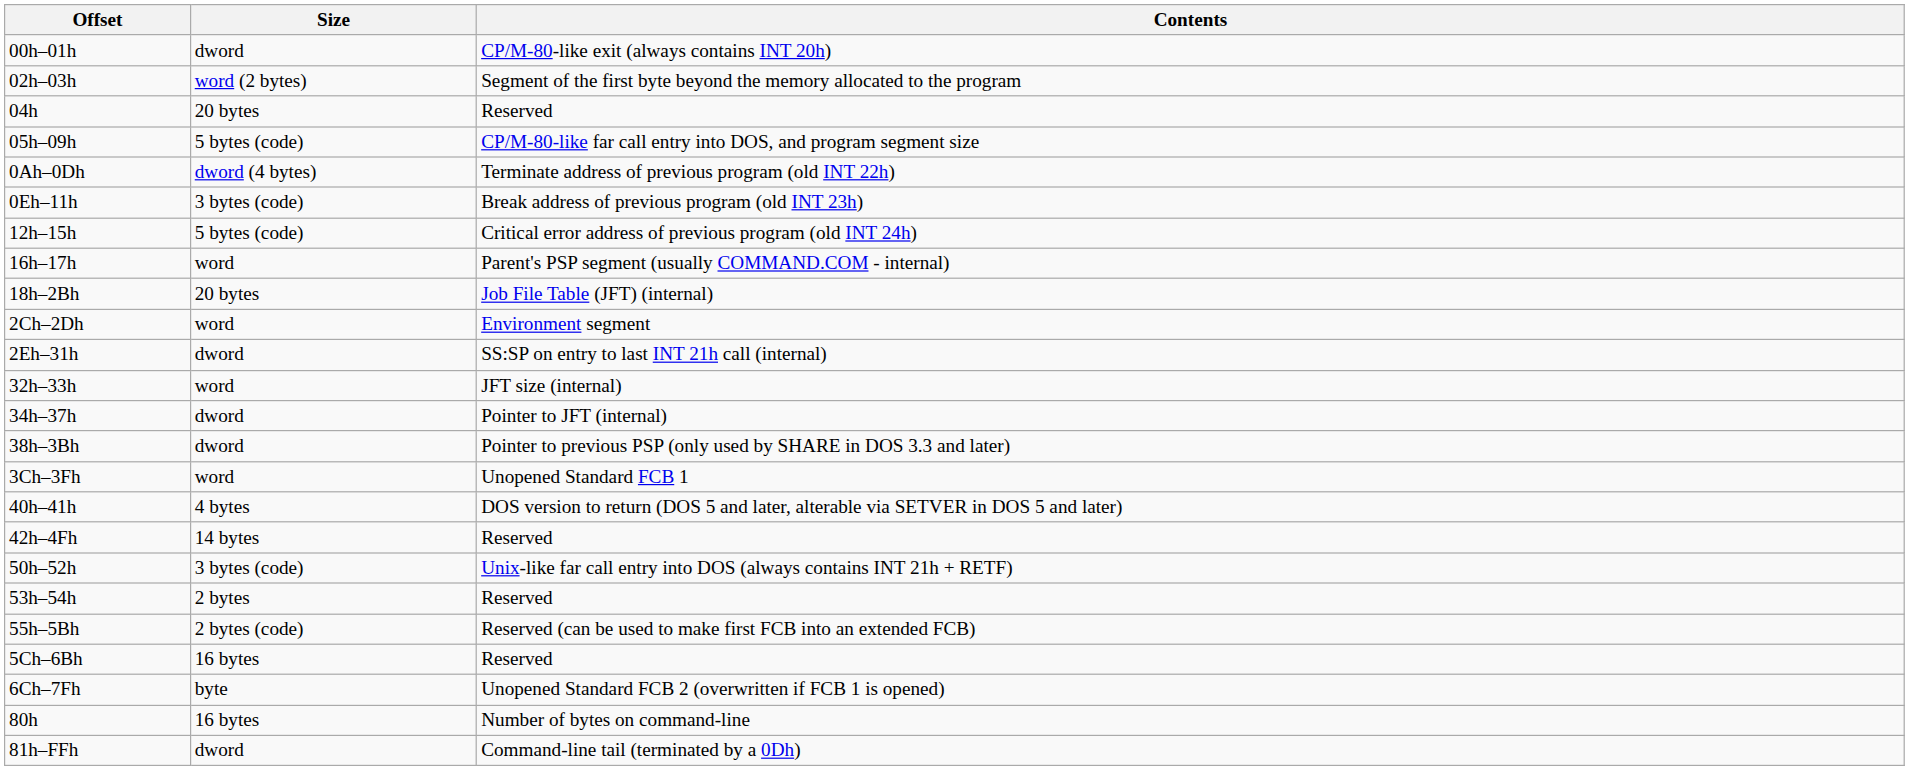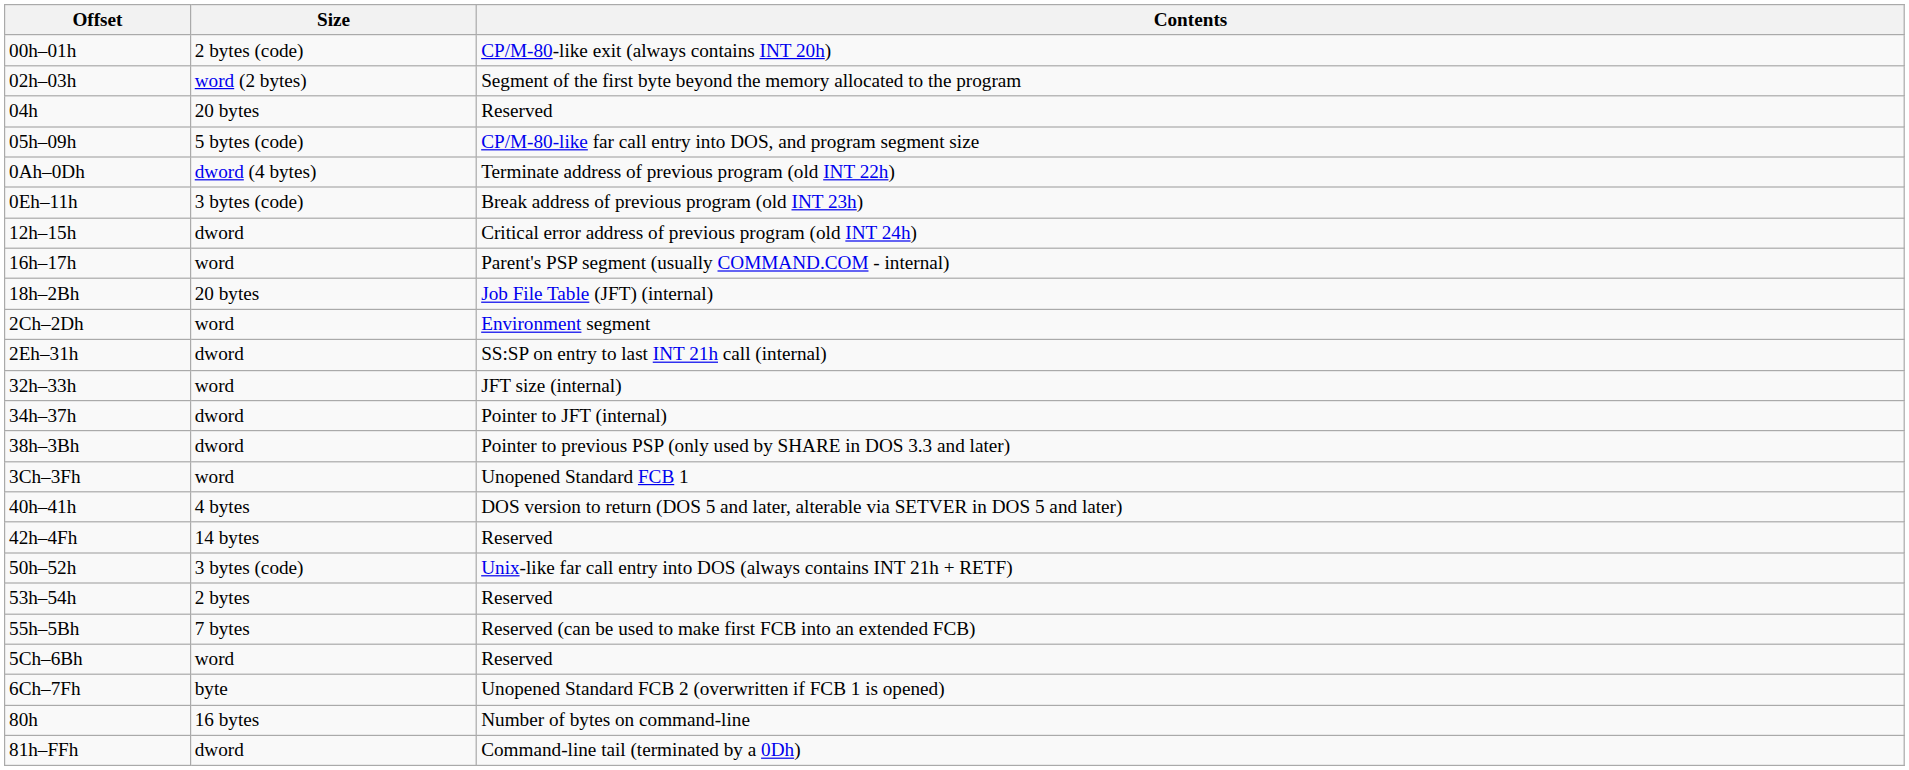(219, 50) dword -> (249, 50) 2 bytes (code)
(249, 232) 5 bytes (code) -> (219, 232) dword
(249, 628) 2 bytes (code) -> (222, 628) 7 bytes
(227, 659) 16 bytes -> (214, 659) word
